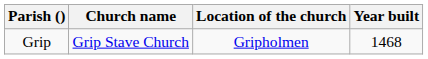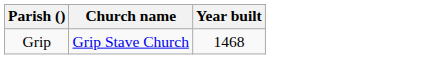- column: (271, 16)
